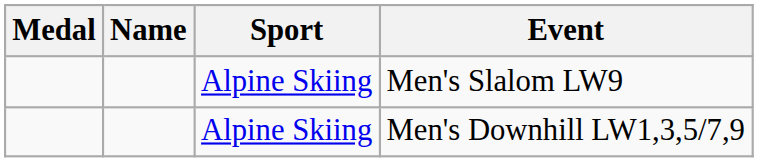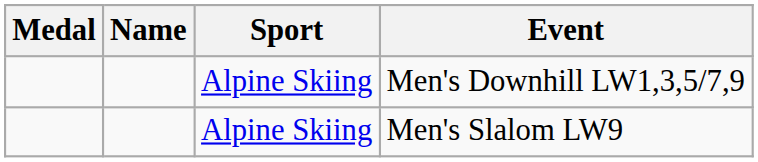rows swapped: (566, 131) <-> (505, 80)
